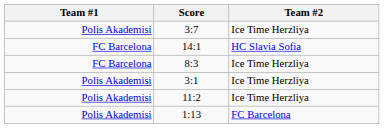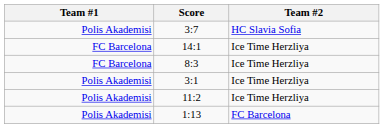(270, 30) Ice Time Herzliya -> (266, 30) HC Slavia Sofia
(266, 47) HC Slavia Sofia -> (270, 47) Ice Time Herzliya
